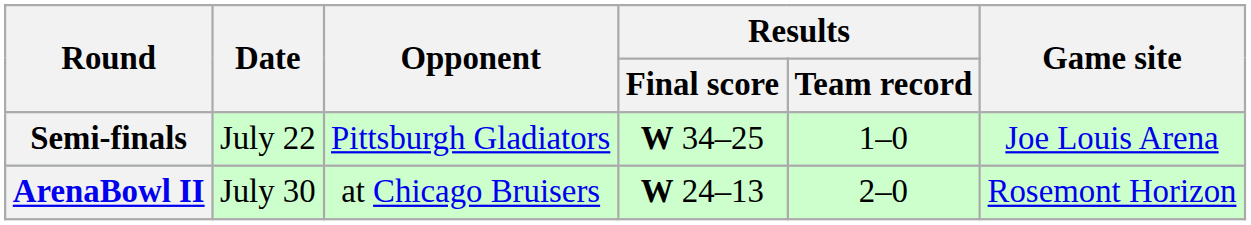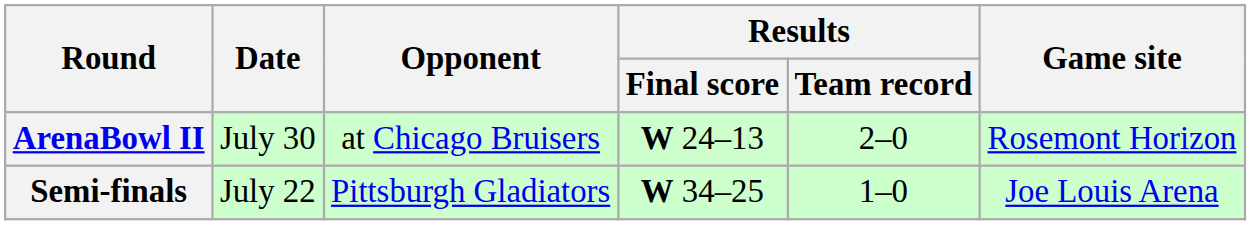rows swapped: (109, 137) <-> (109, 190)
